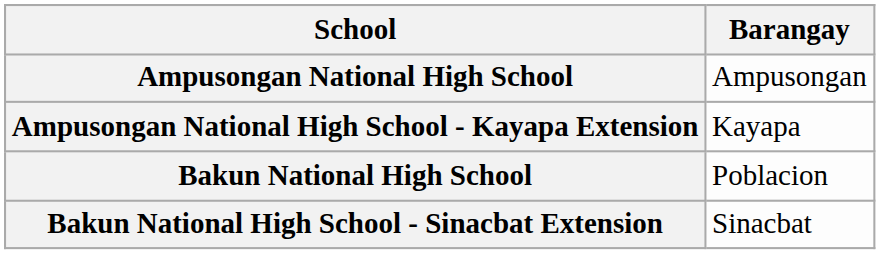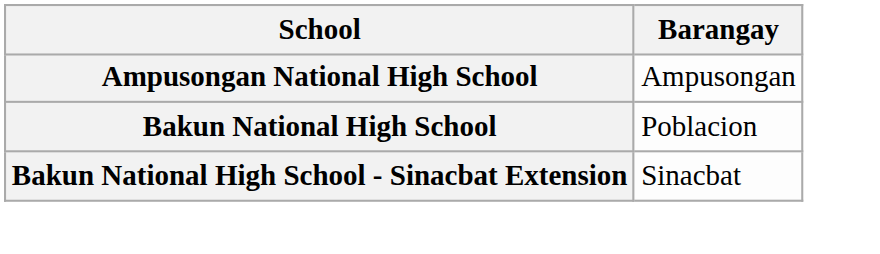- row: (355, 126)
